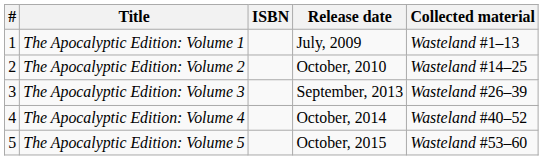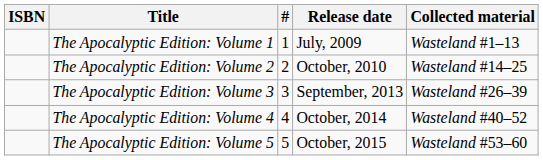columns swapped: (12, 17) <-> (271, 17)
